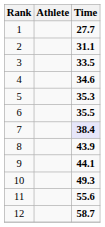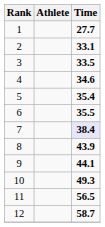(86, 46) 31.1 -> (86, 46) 33.1
(86, 96) 35.3 -> (86, 96) 35.4
(86, 197) 55.6 -> (86, 197) 56.5
